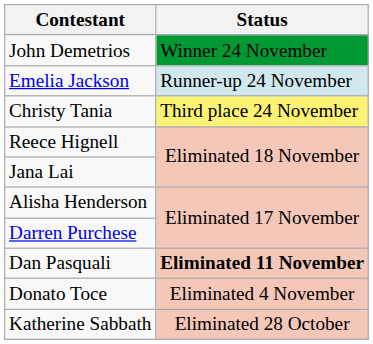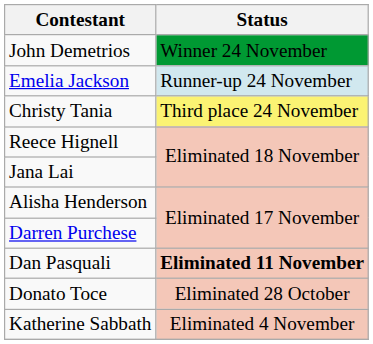(262, 293) Eliminated 4 November -> (262, 293) Eliminated 28 October
(262, 324) Eliminated 28 October -> (262, 324) Eliminated 4 November
